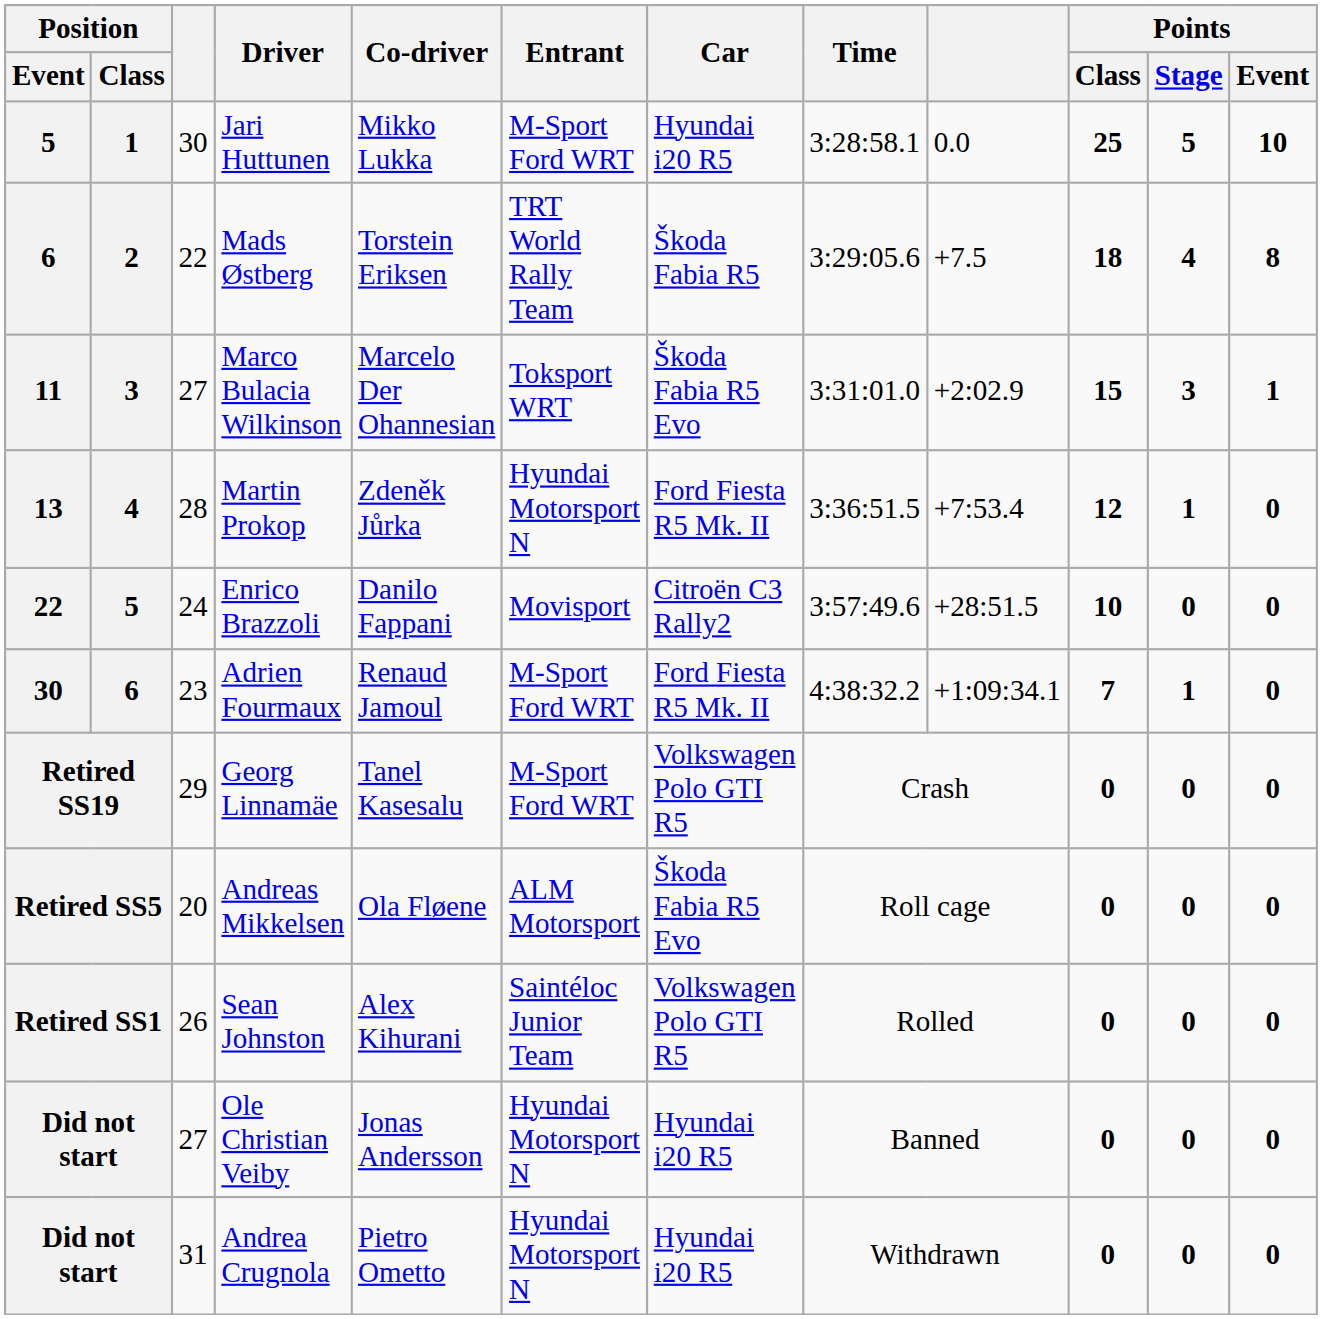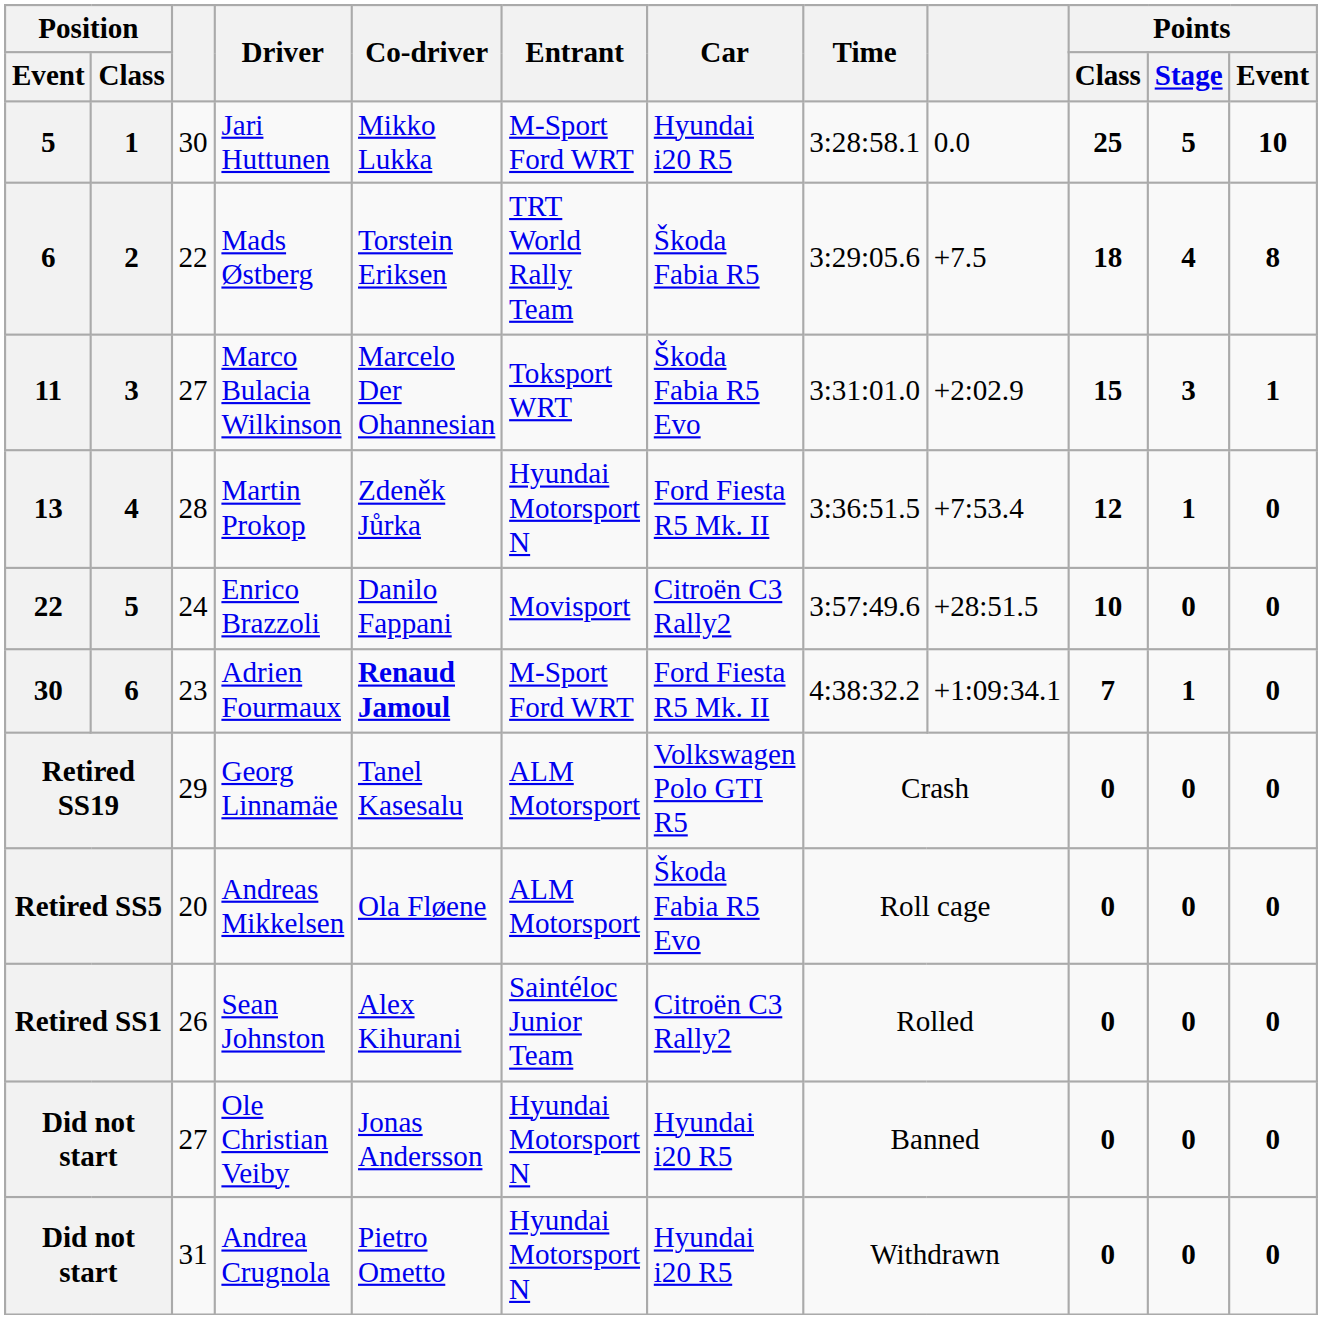(402, 689) normal -> (407, 689) bold
(571, 788) M-Sport Ford WRT -> (575, 788) ALM Motorsport
(725, 1021) Volkswagen Polo GTI R5 -> (718, 1021) Citroën C3 Rally2
